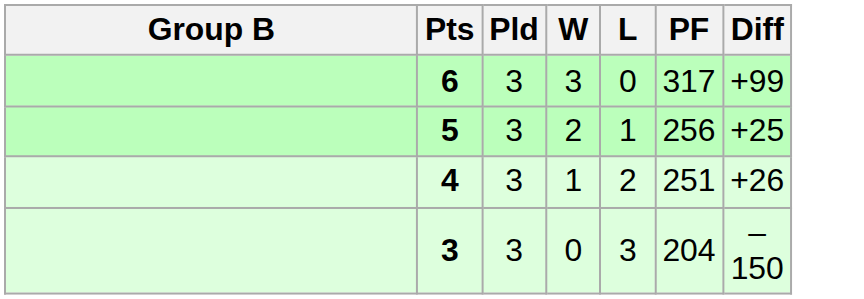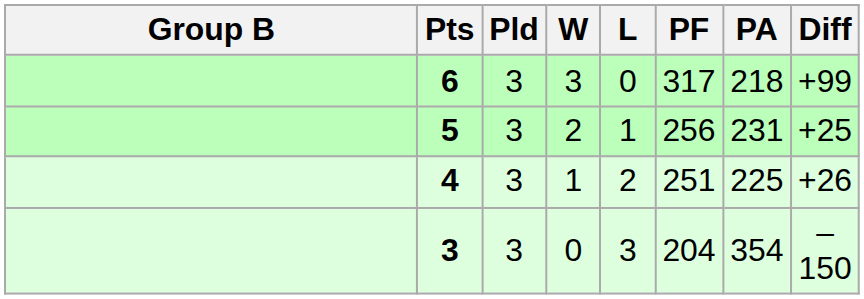+ column: (757, 29)
